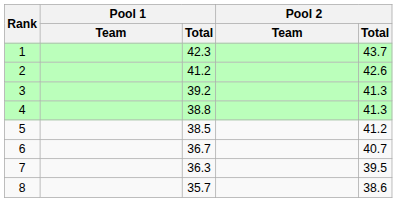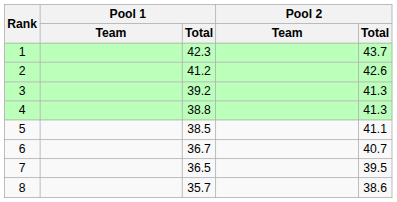(375, 129) 41.2 -> (375, 129) 41.1
(199, 168) 36.3 -> (199, 168) 36.5
